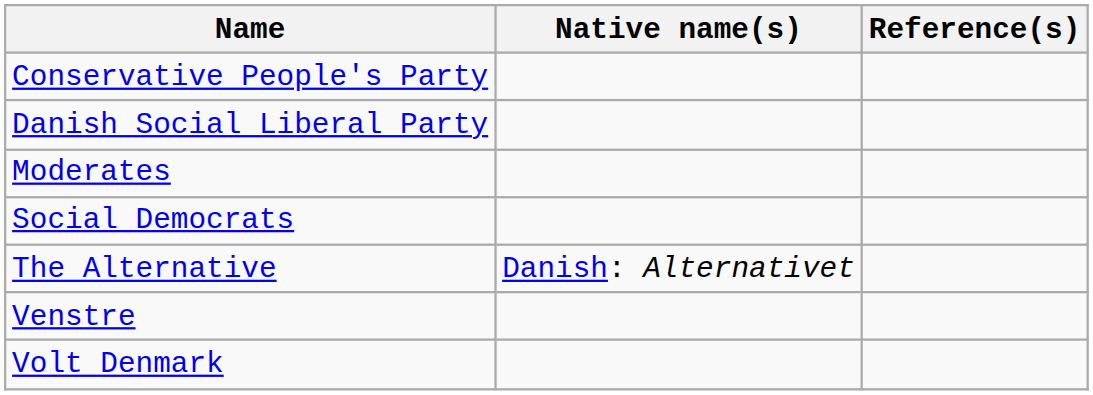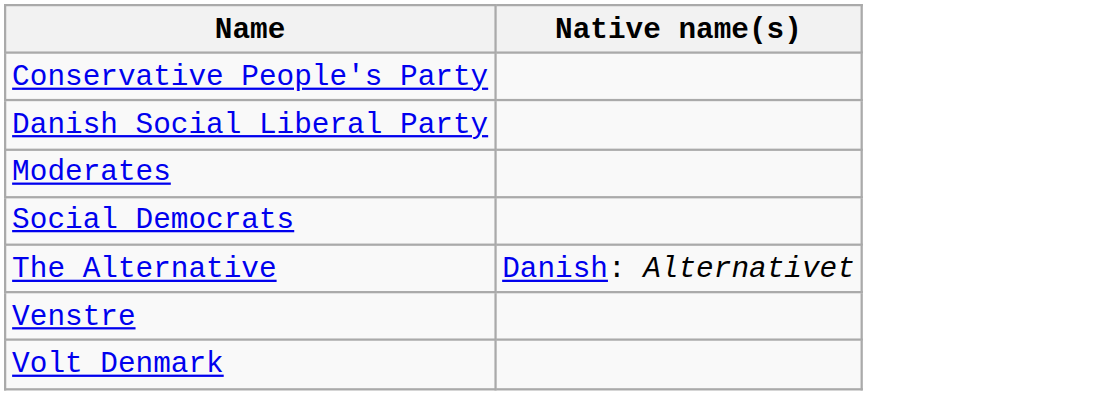- column: (975, 29)
